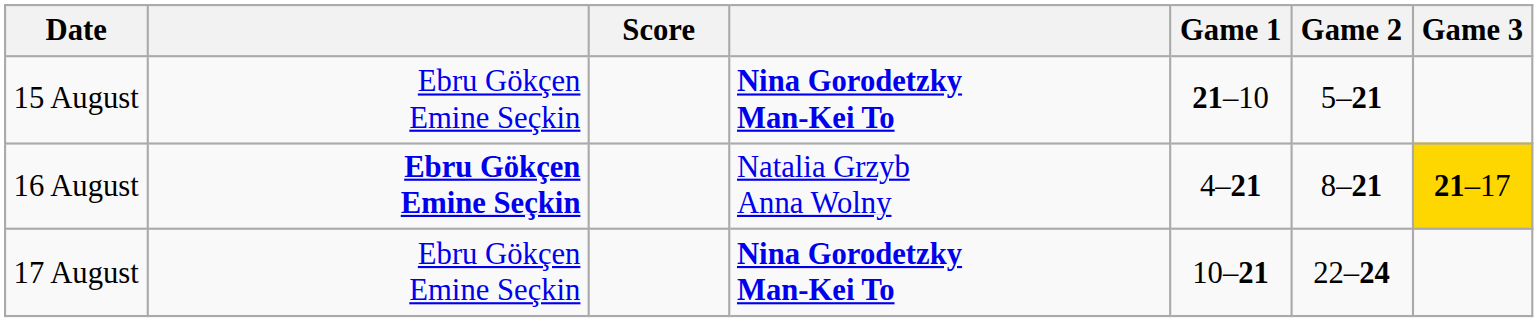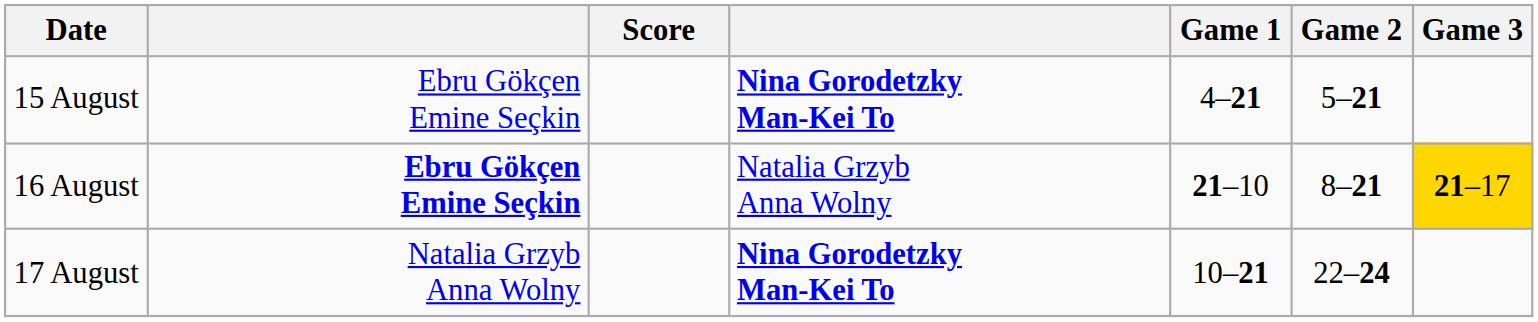(1231, 98) 21–10 -> (1231, 98) 4–21
(1231, 185) 4–21 -> (1231, 185) 21–10
(495, 272) Ebru Gökçen Emine Seçkin -> (494, 272) Natalia Grzyb Anna Wolny
